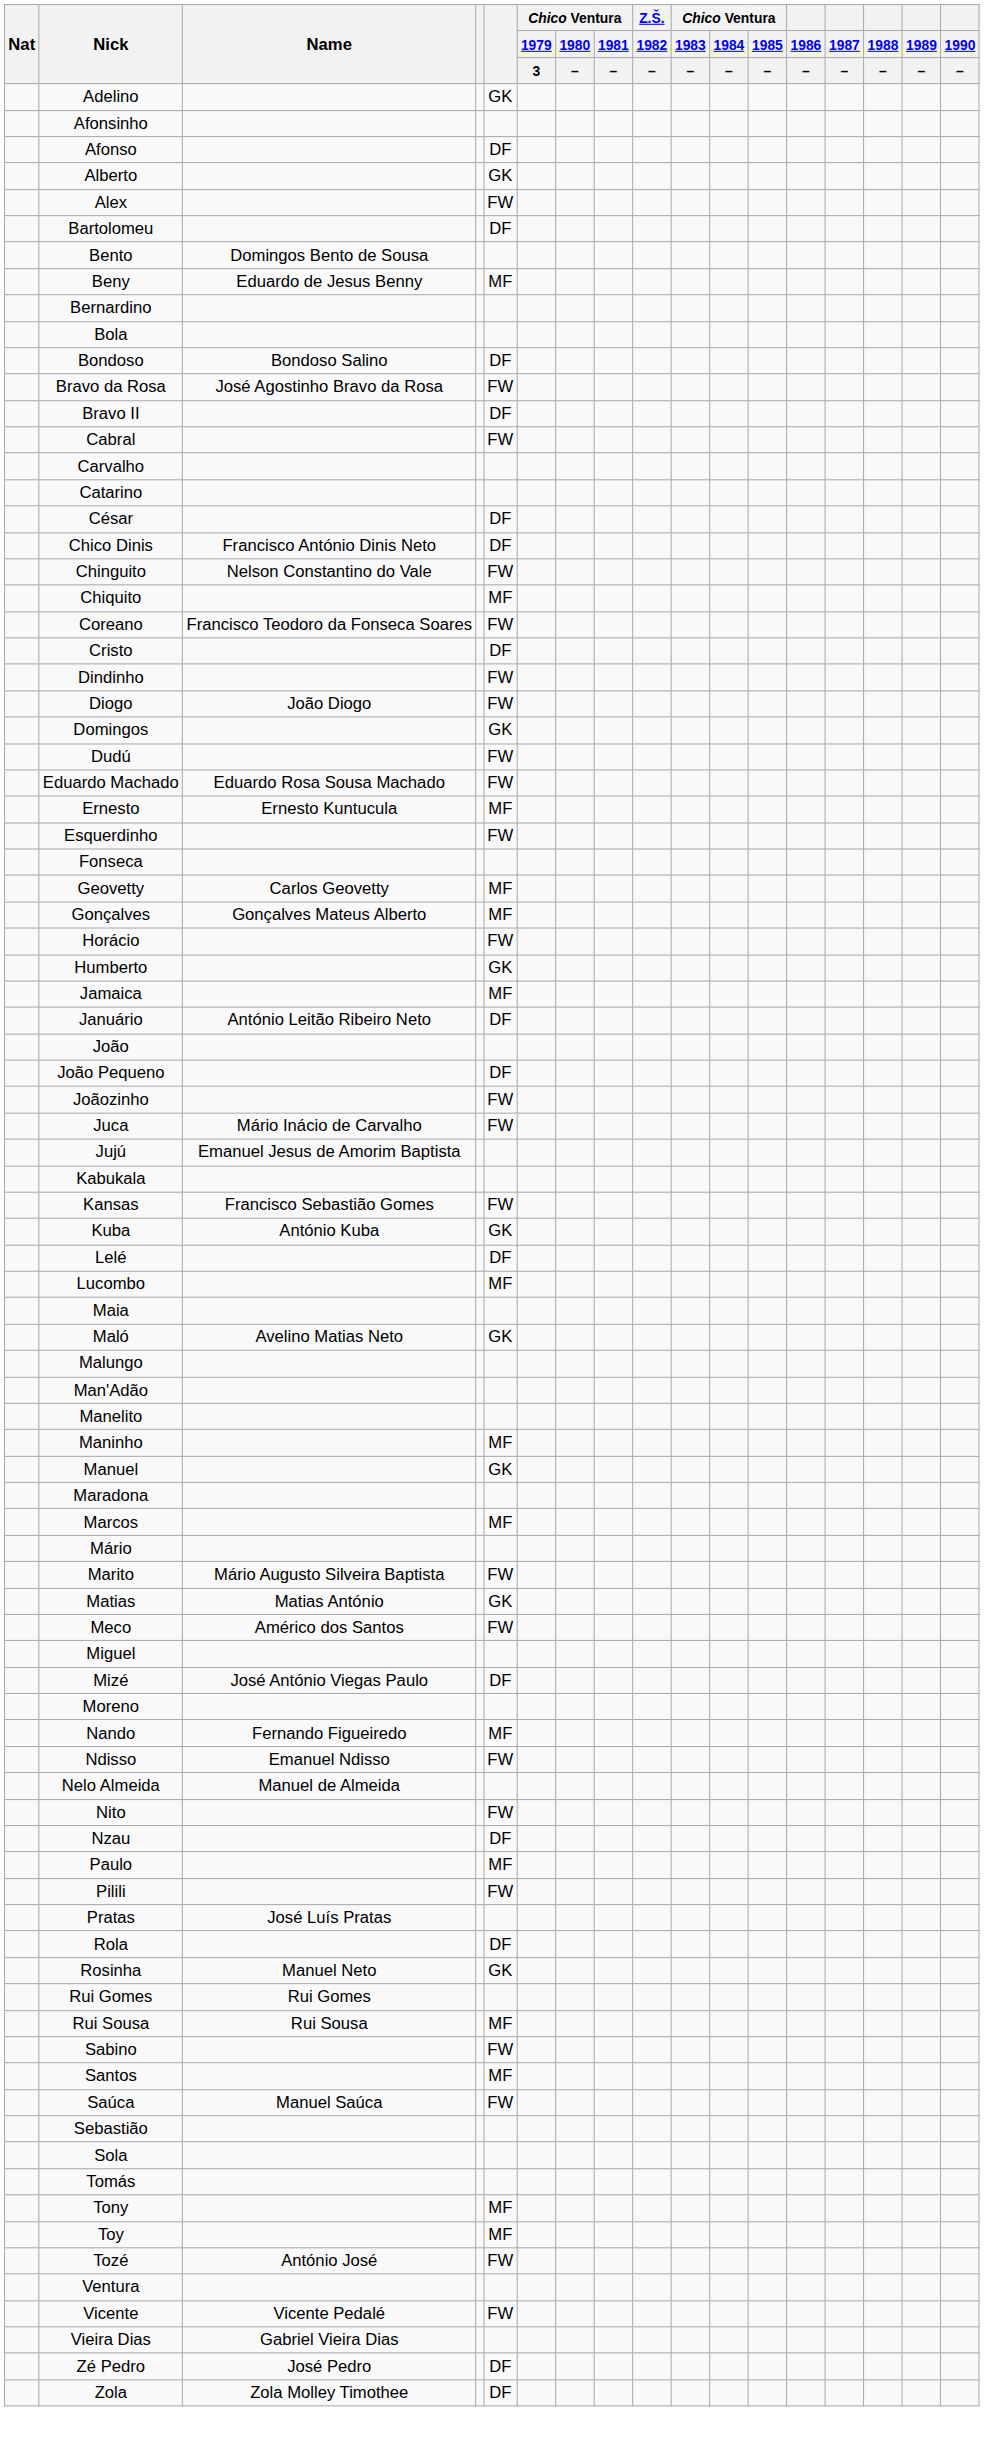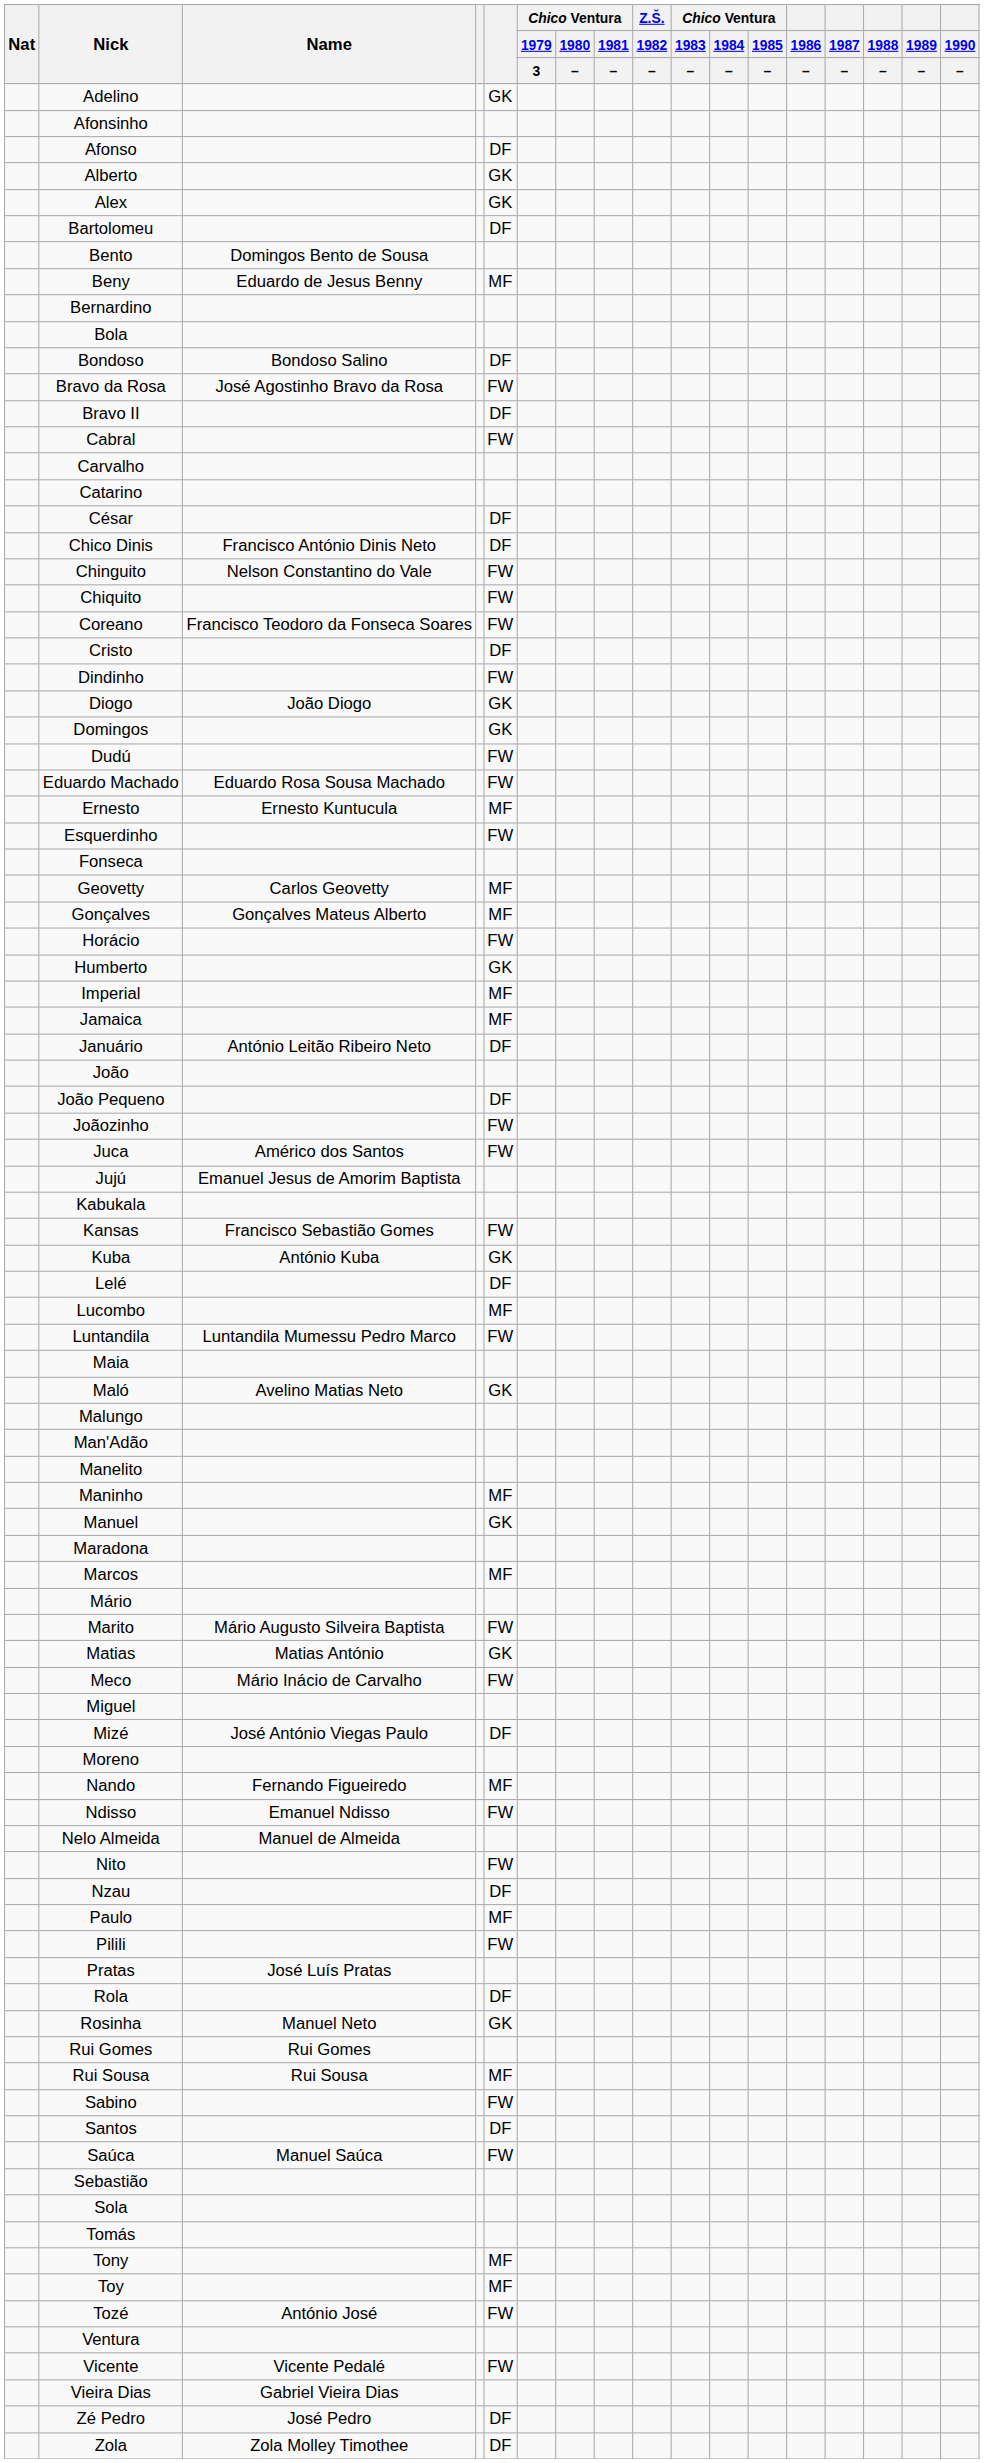(500, 202) FW -> (500, 202) GK
(500, 598) MF -> (500, 598) FW
(500, 703) FW -> (500, 703) GK
+ row: (111, 994)
(329, 1126) Mário Inácio de Carvalho -> (329, 1152) Américo dos Santos
+ row: (111, 1337)
(329, 1627) Américo dos Santos -> (329, 1680) Mário Inácio de Carvalho
(500, 2076) MF -> (500, 2128) DF
